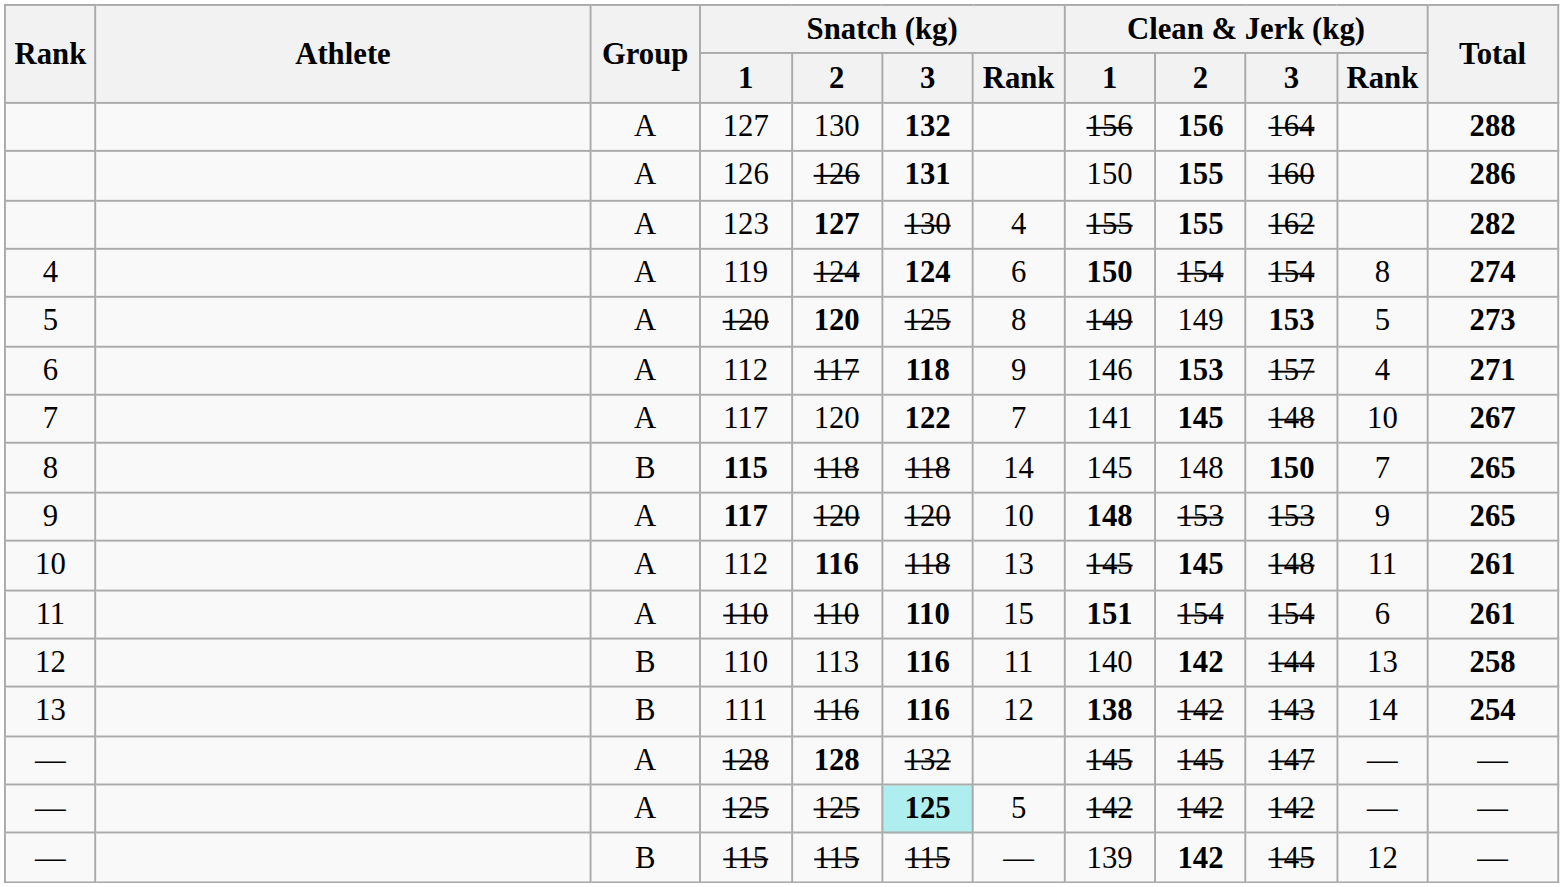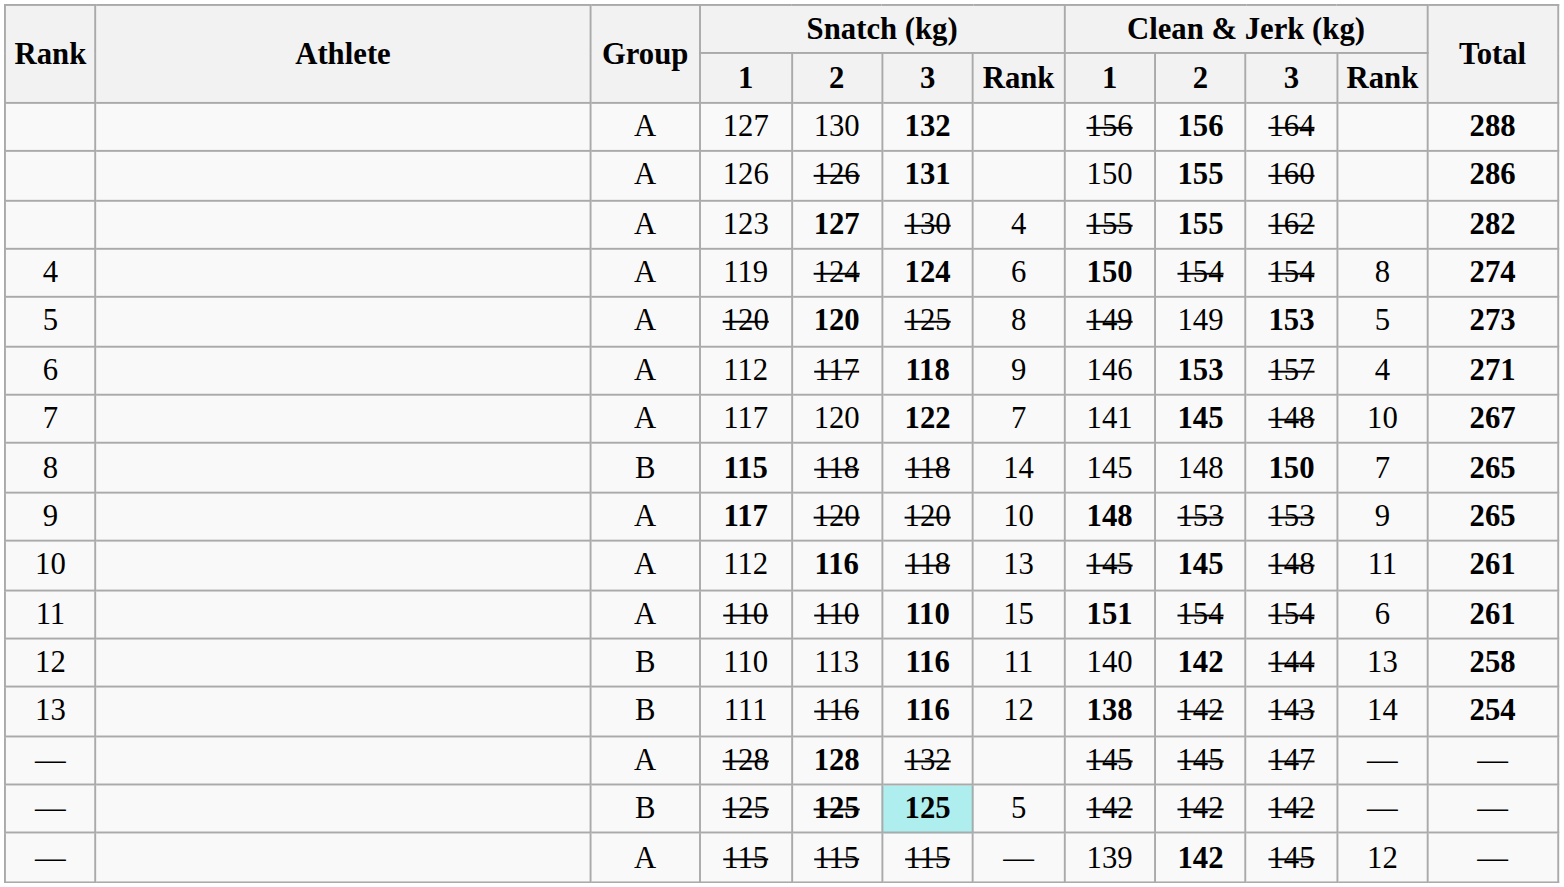(645, 808) A -> (645, 808) B
(837, 808) normal -> (837, 808) bold
(645, 857) B -> (645, 857) A
